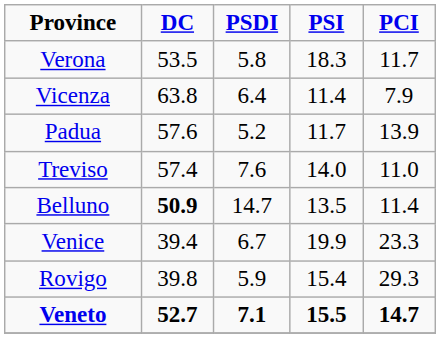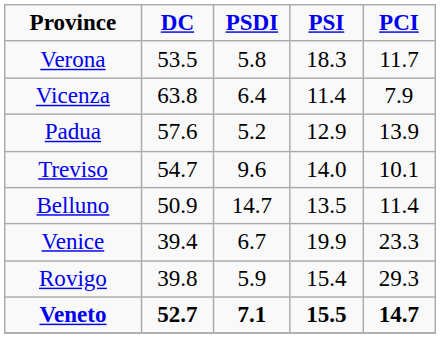(326, 132) 11.7 -> (326, 132) 12.9
(177, 168) 57.4 -> (177, 168) 54.7
(252, 168) 7.6 -> (252, 168) 9.6
(399, 168) 11.0 -> (399, 168) 10.1
(177, 205) bold -> (177, 205) normal
